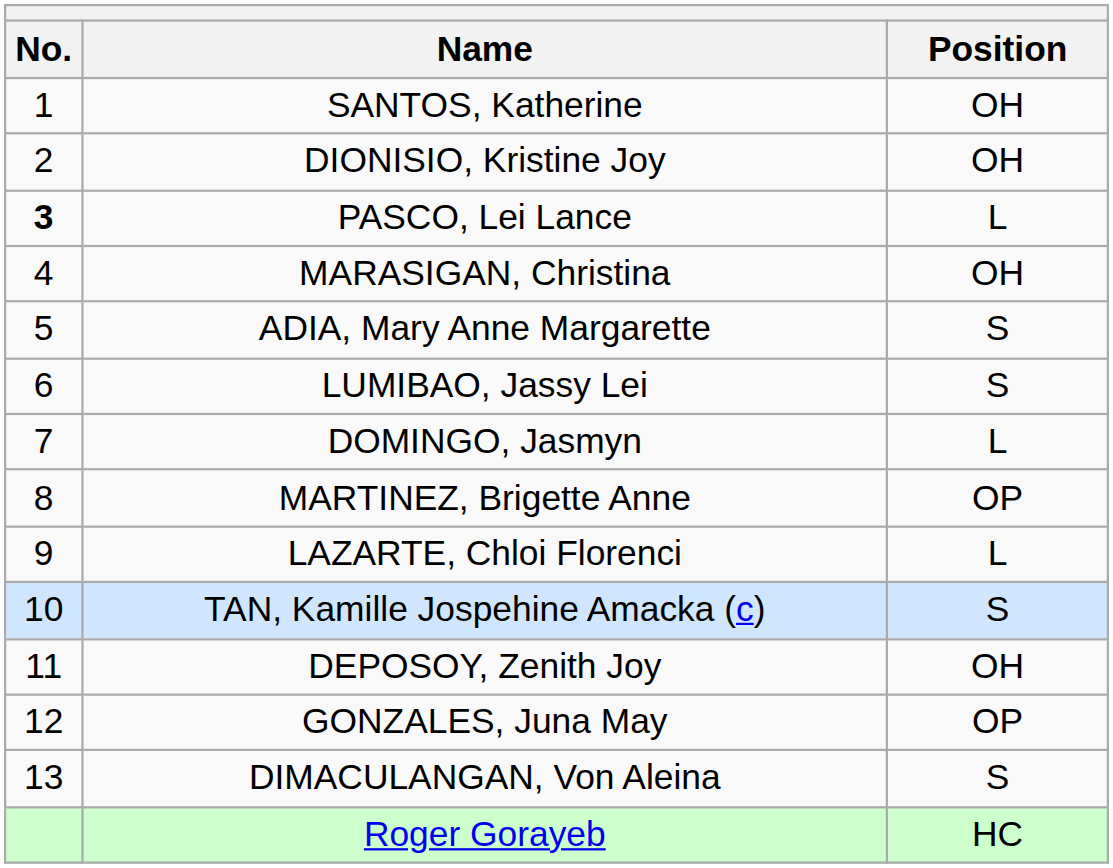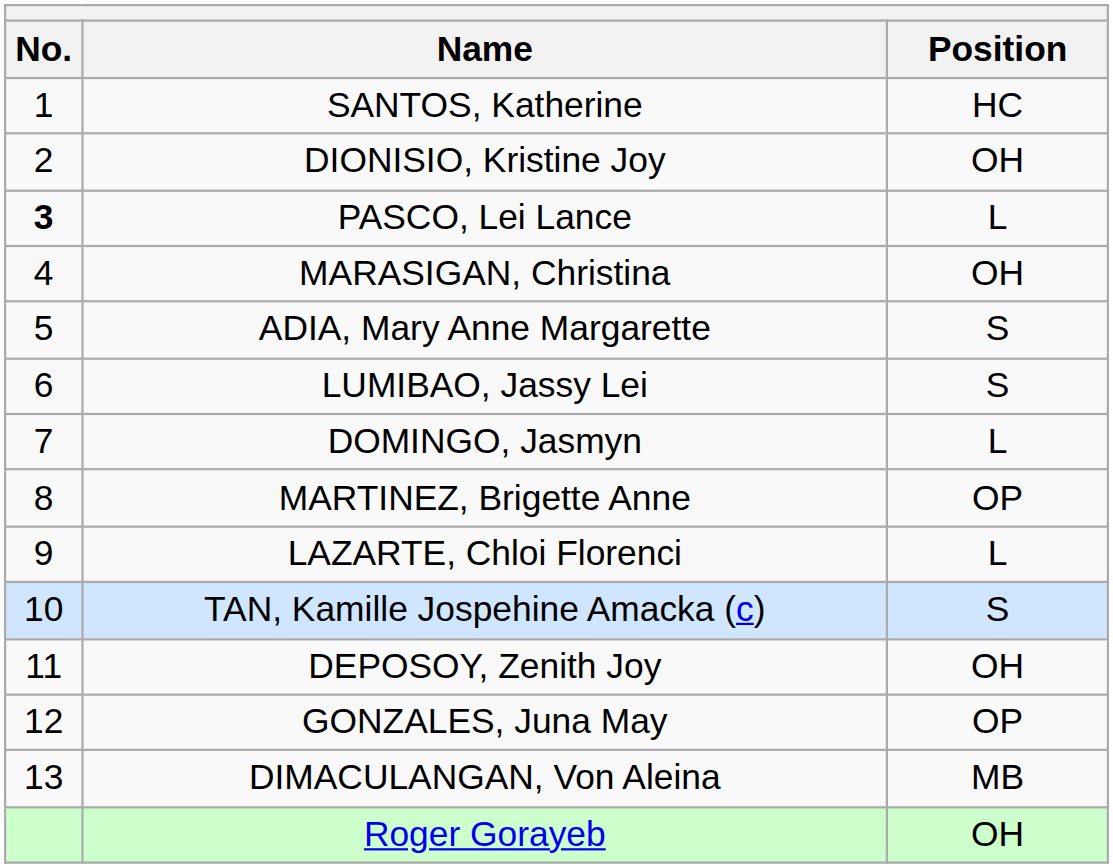(998, 104) OH -> (998, 104) HC
(998, 777) S -> (998, 777) MB
(998, 833) HC -> (998, 833) OH
